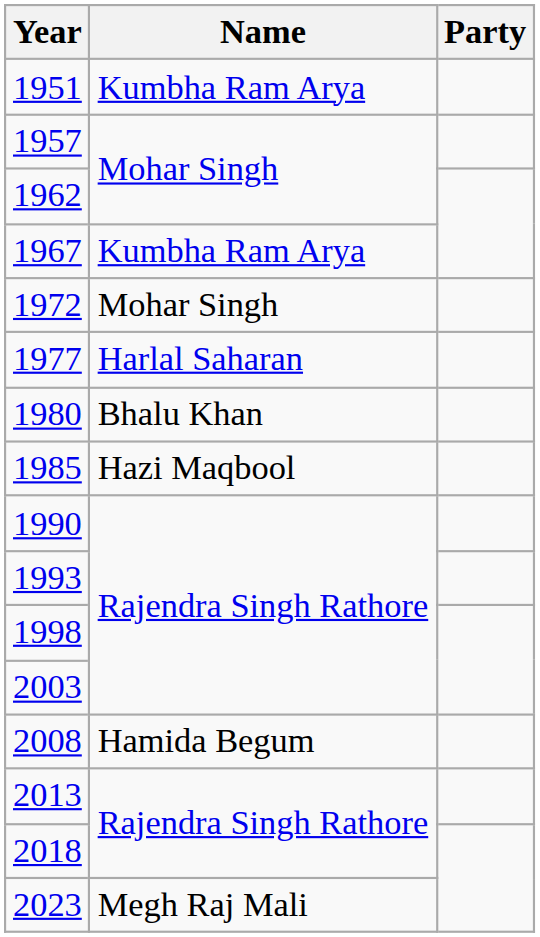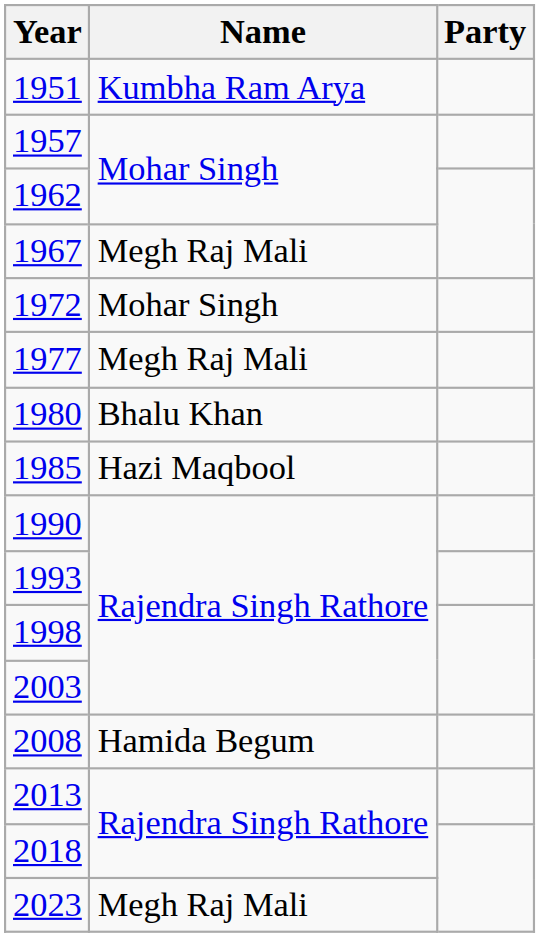(231, 250) Kumbha Ram Arya -> (203, 250) Megh Raj Mali
(200, 359) Harlal Saharan -> (203, 359) Megh Raj Mali
